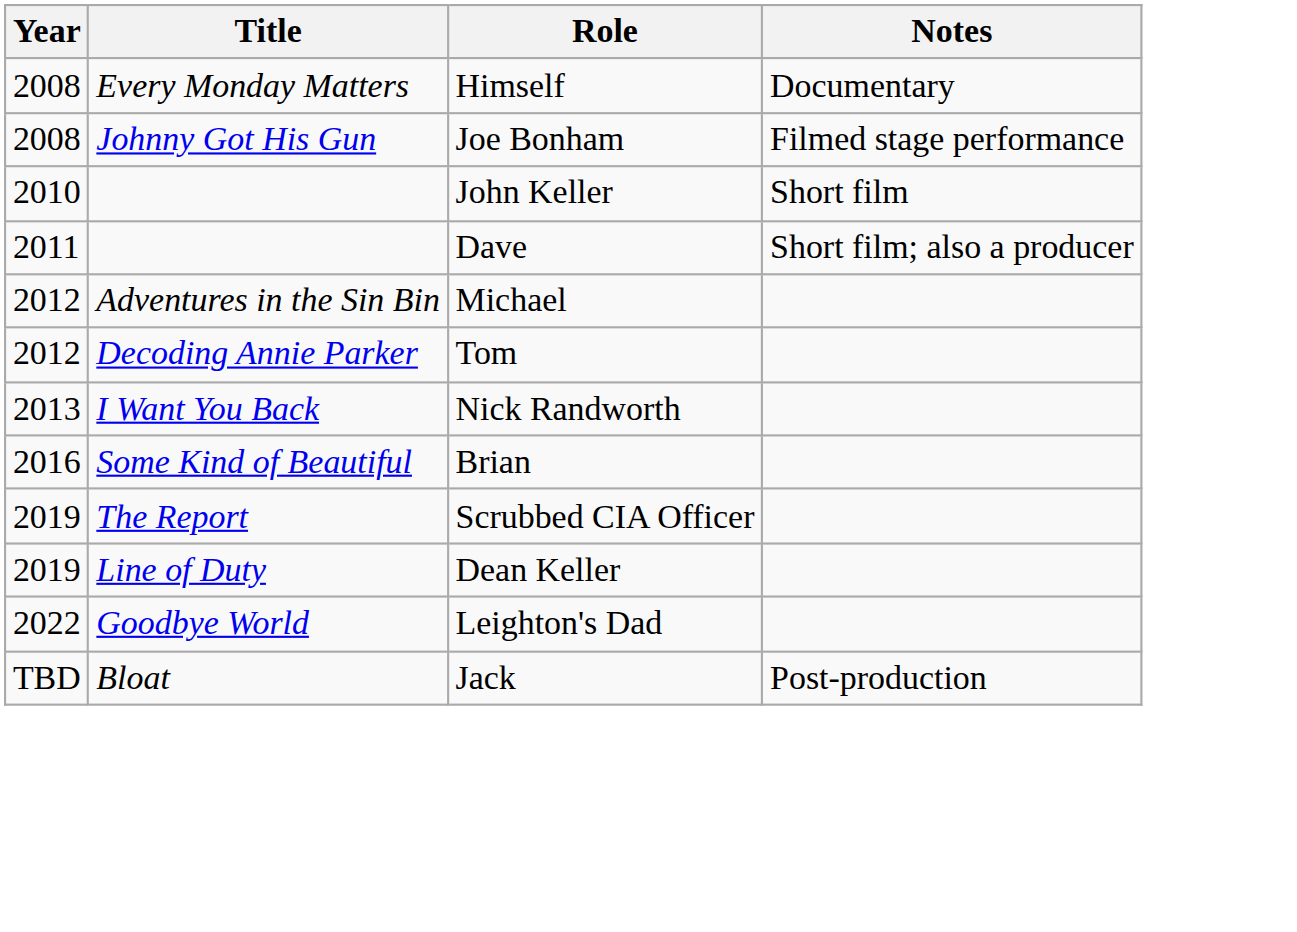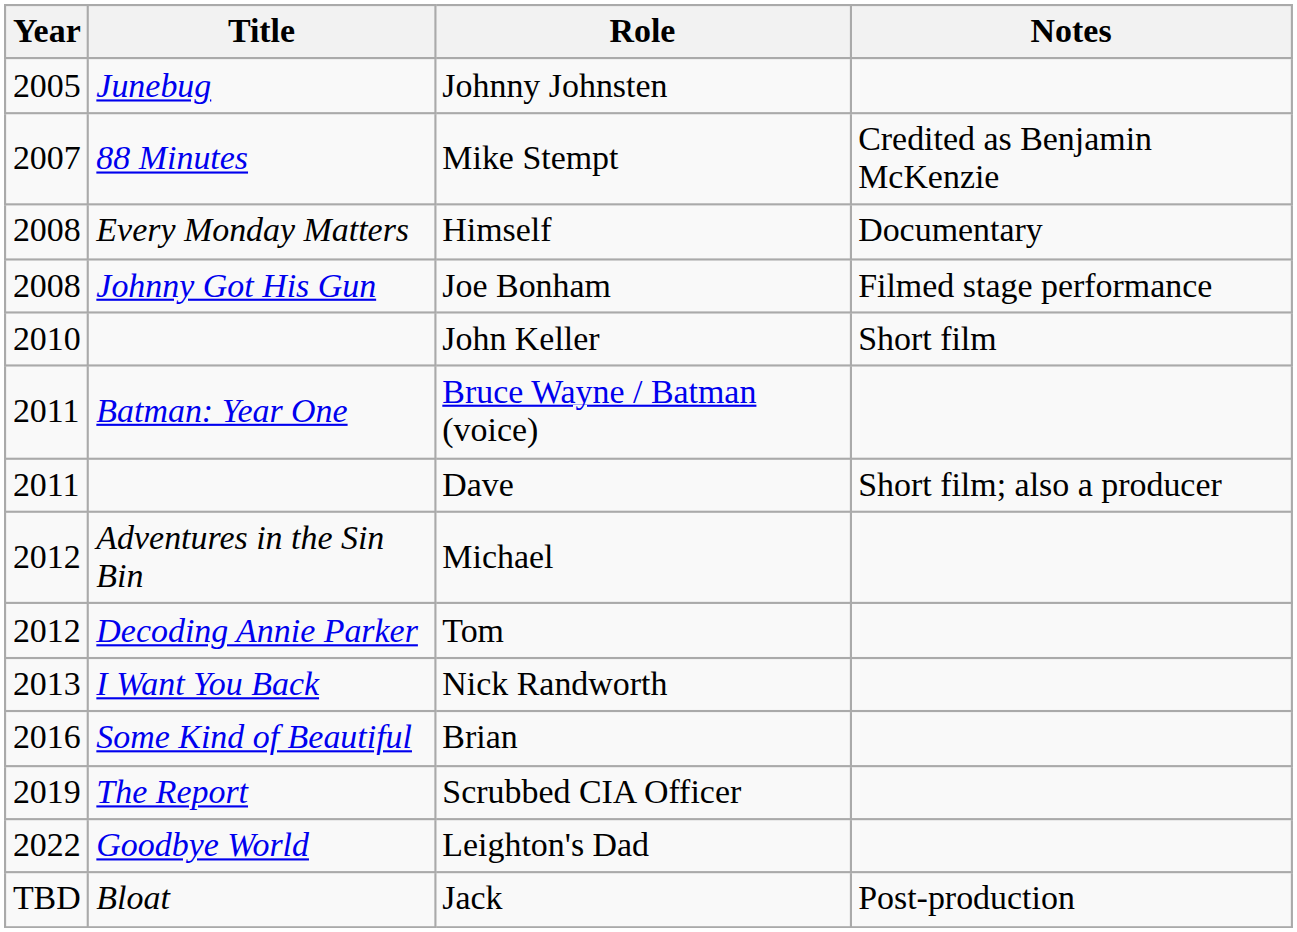+ row: (555, 85)
+ row: (530, 158)
+ row: (599, 411)
- row: (538, 569)
